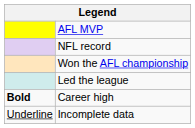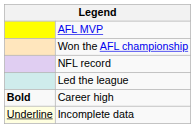rows swapped: (123, 64) <-> (84, 47)
(30, 115) no background -> (30, 115) lightyellow background
